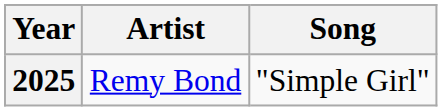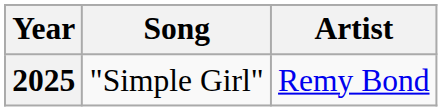columns swapped: (343, 29) <-> (166, 29)
